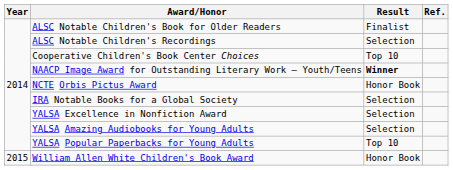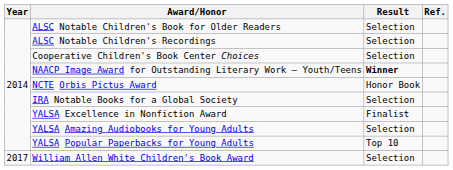(388, 26) Finalist -> (390, 26) Selection
(382, 56) Top 10 -> (390, 56) Selection
(390, 114) Selection -> (388, 114) Finalist
(17, 158) 2015 -> (17, 158) 2017
(393, 158) Honor Book -> (390, 158) Selection
